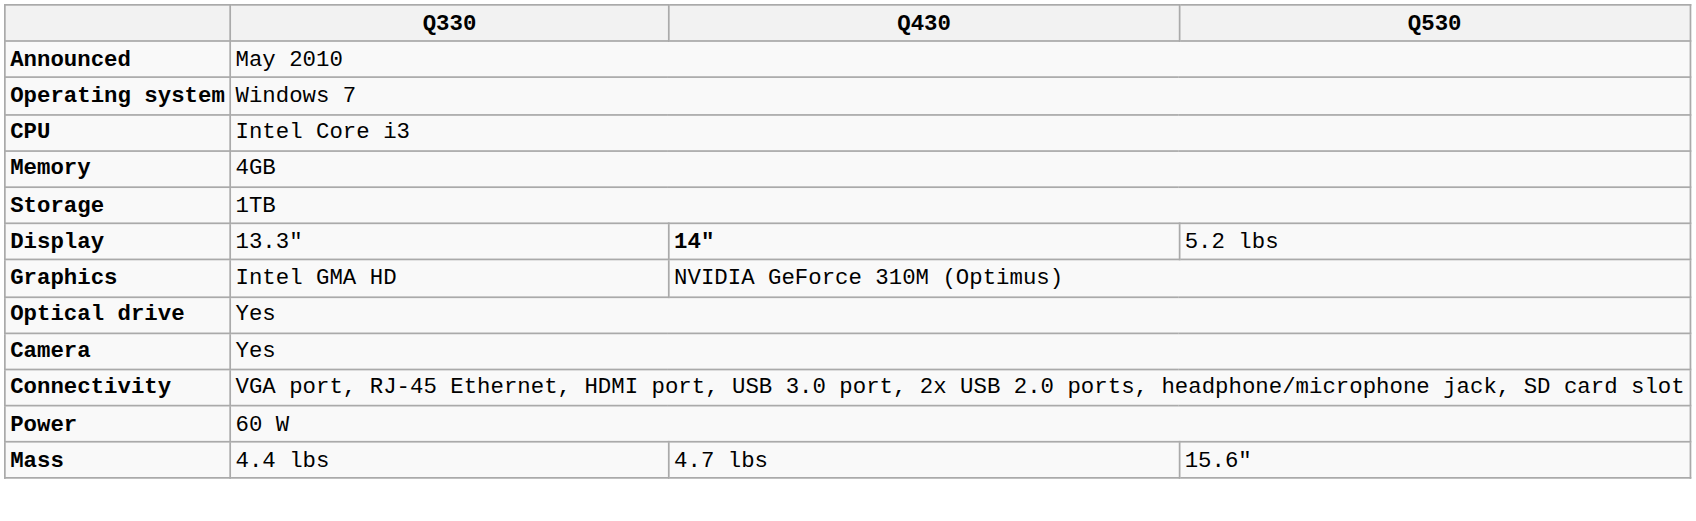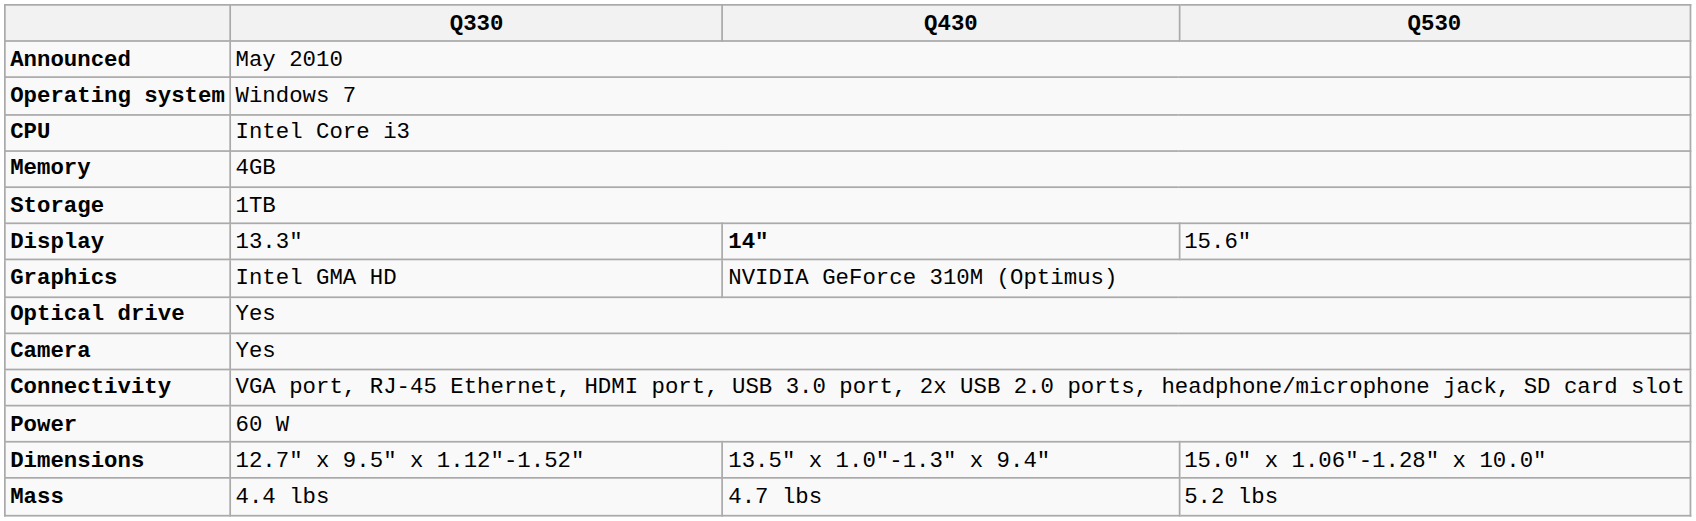(1232, 242) 5.2 lbs -> (1218, 242) 15.6"
+ row: (77, 460)
(1218, 460) 15.6" -> (1231, 497) 5.2 lbs
